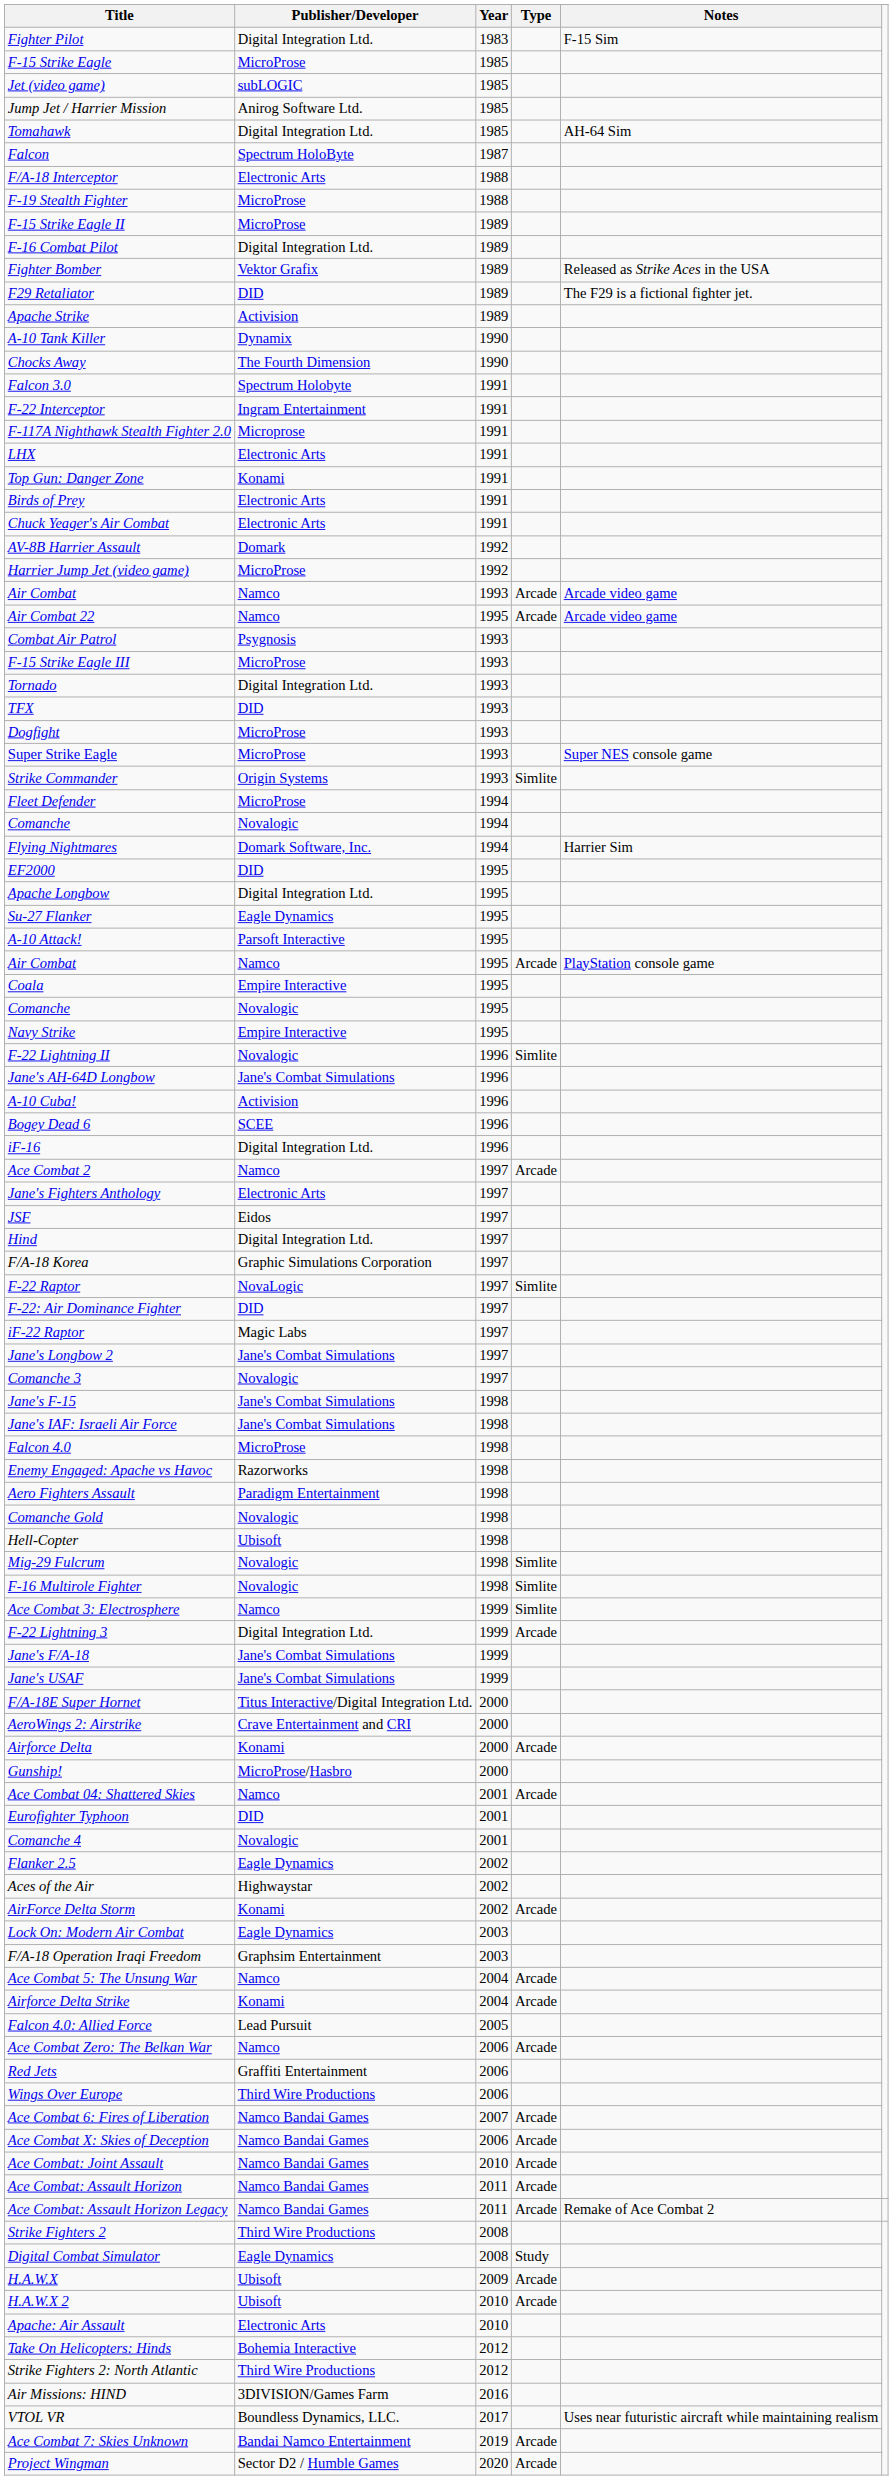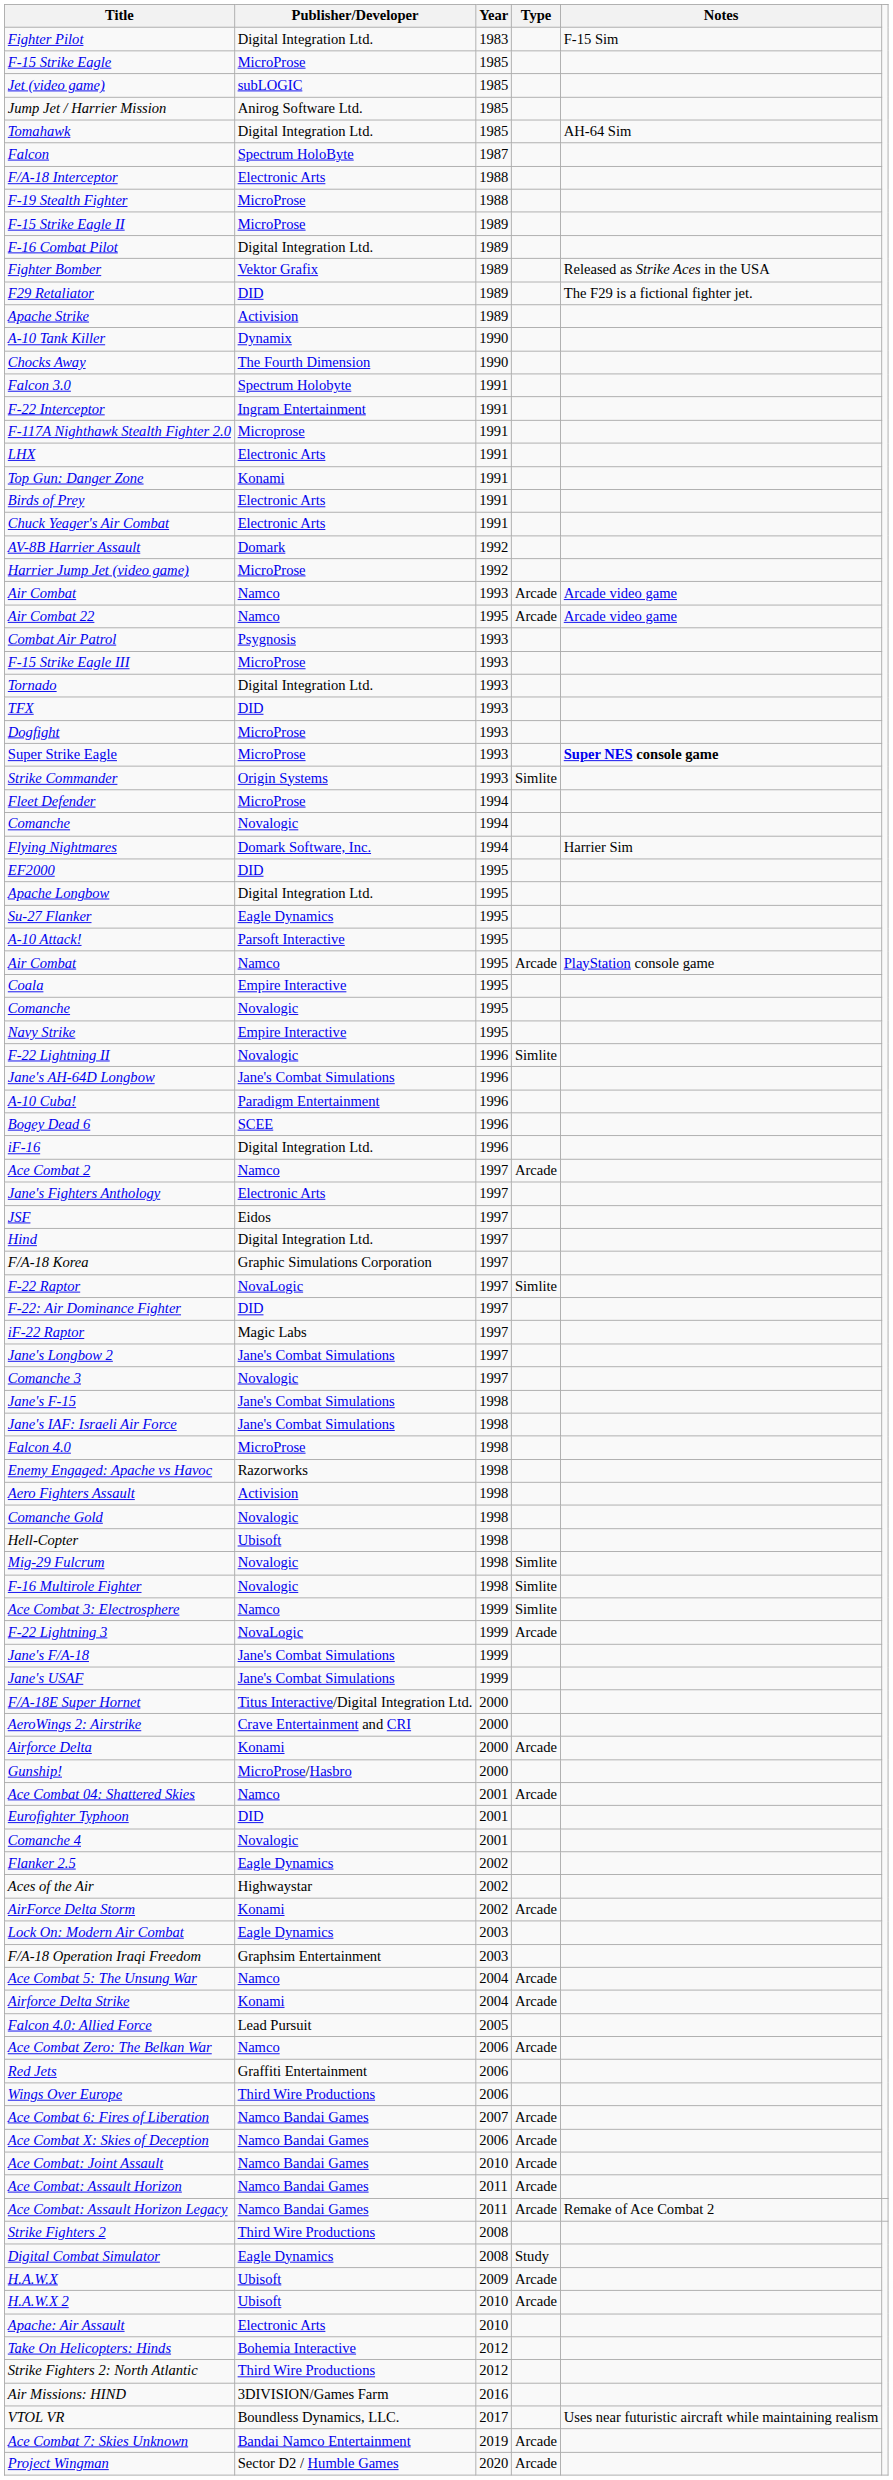(638, 754) normal -> (641, 754) bold
(268, 1101) Activision -> (309, 1101) Paradigm Entertainment
(309, 1493) Paradigm Entertainment -> (268, 1493) Activision
(305, 1632) Digital Integration Ltd. -> (270, 1632) NovaLogic
